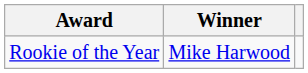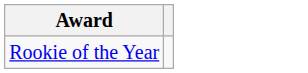- column: (229, 20)
